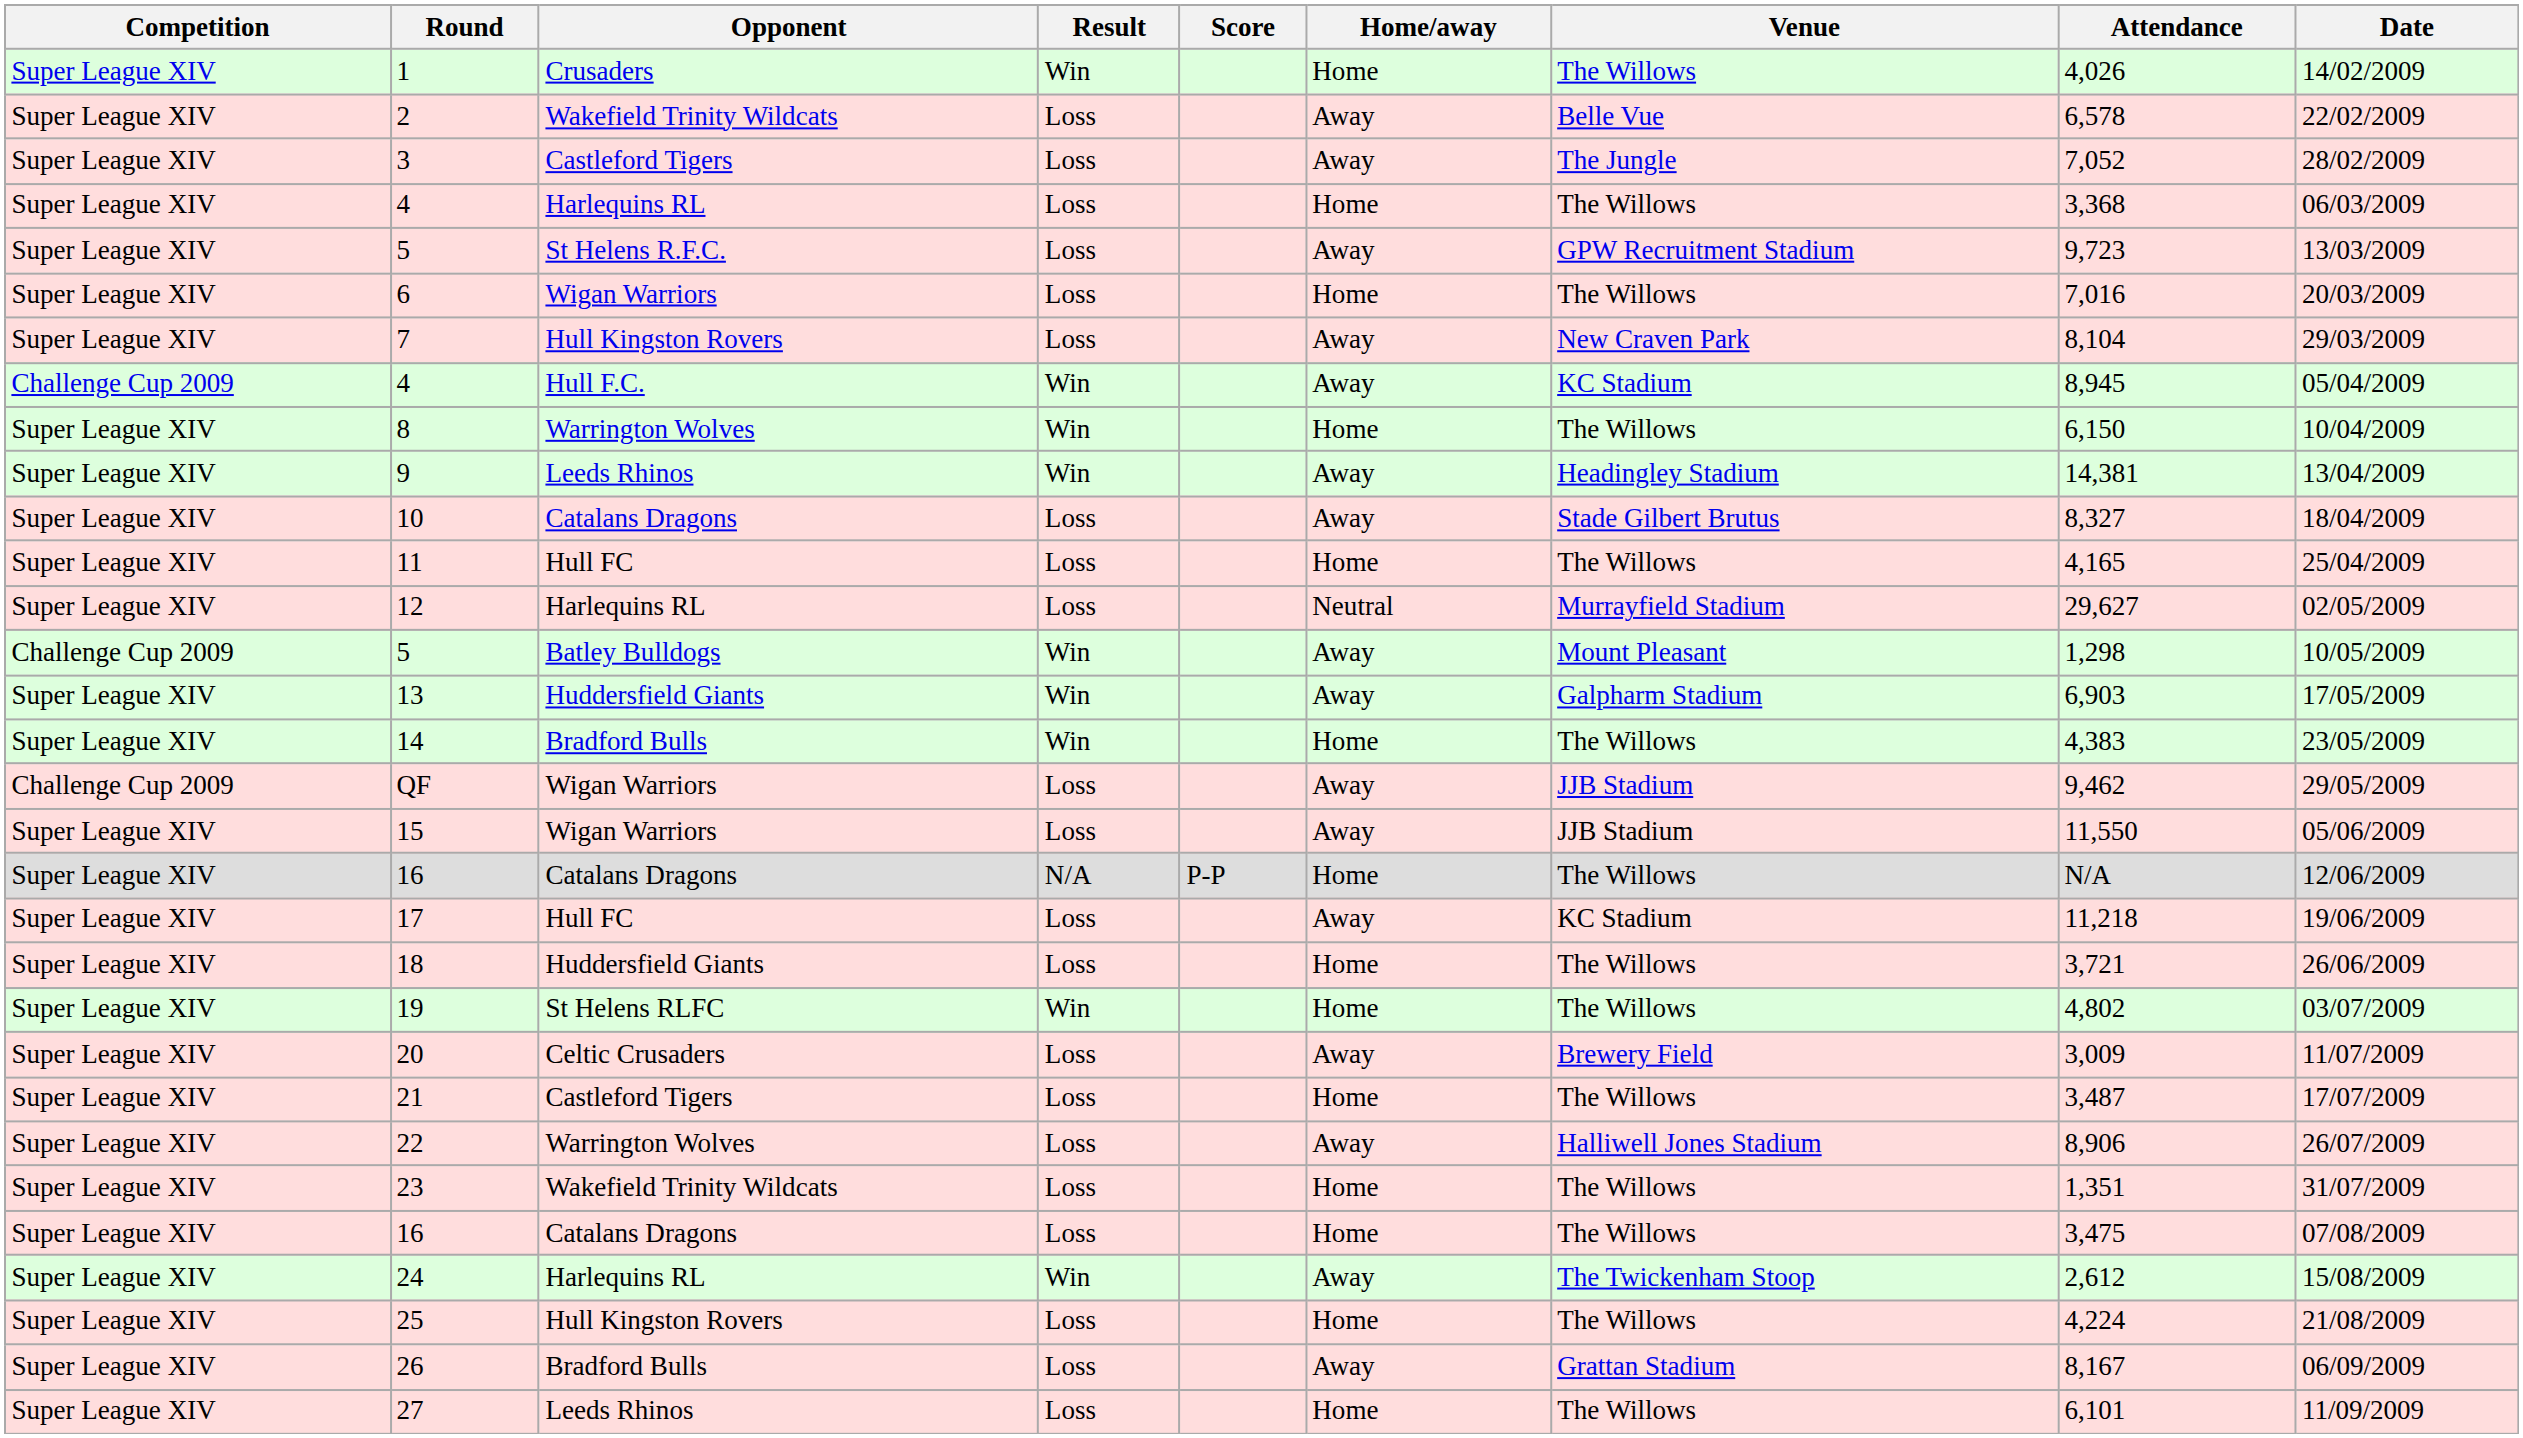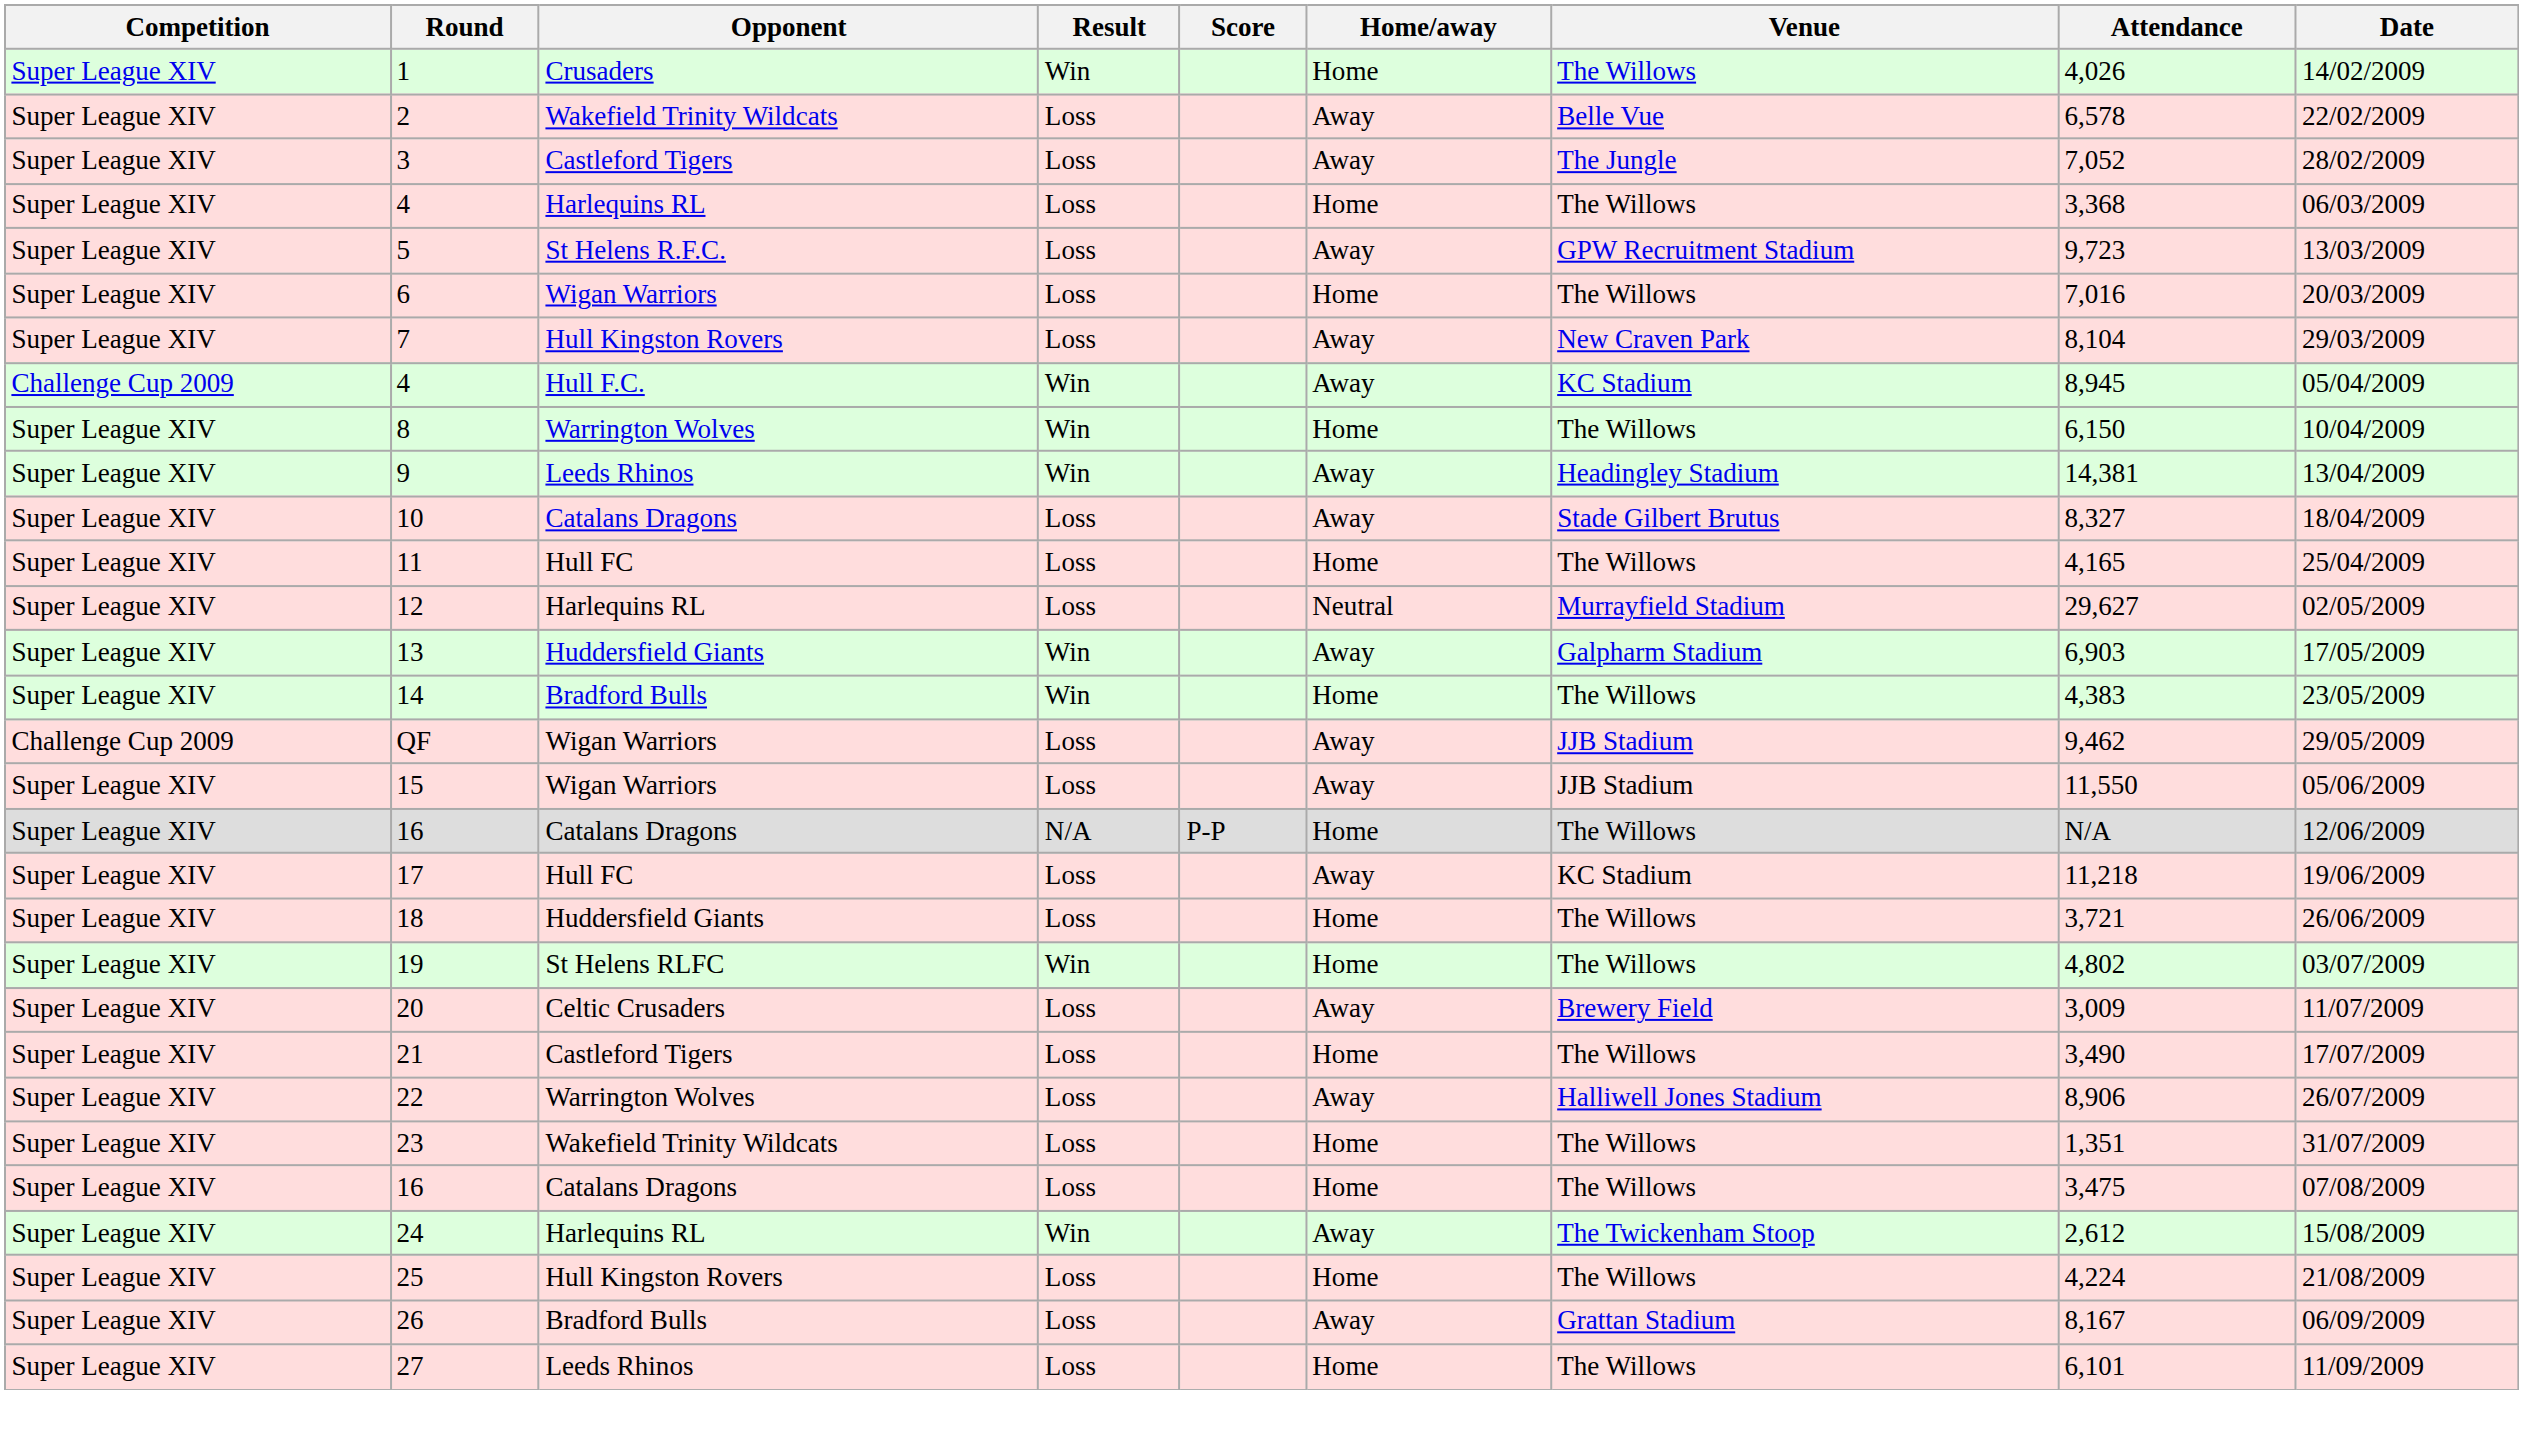- row: (403, 651)
(2095, 1098) 3,487 -> (2095, 1053) 3,490
